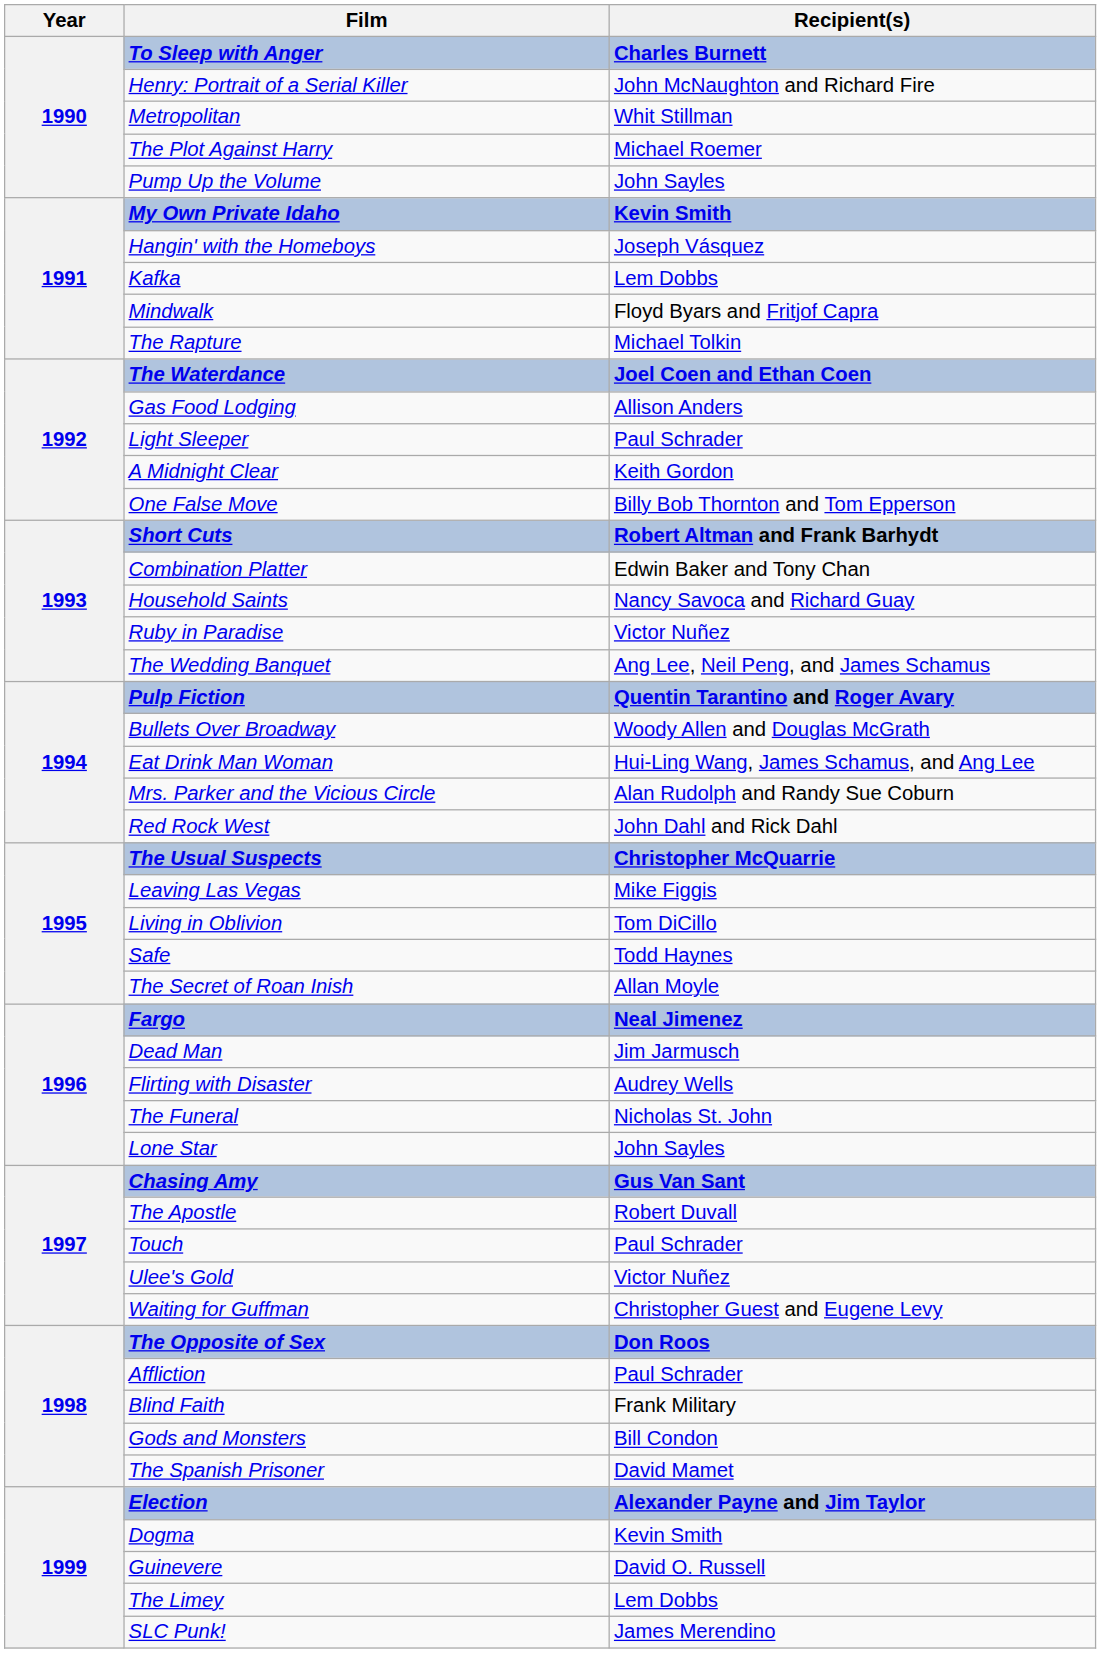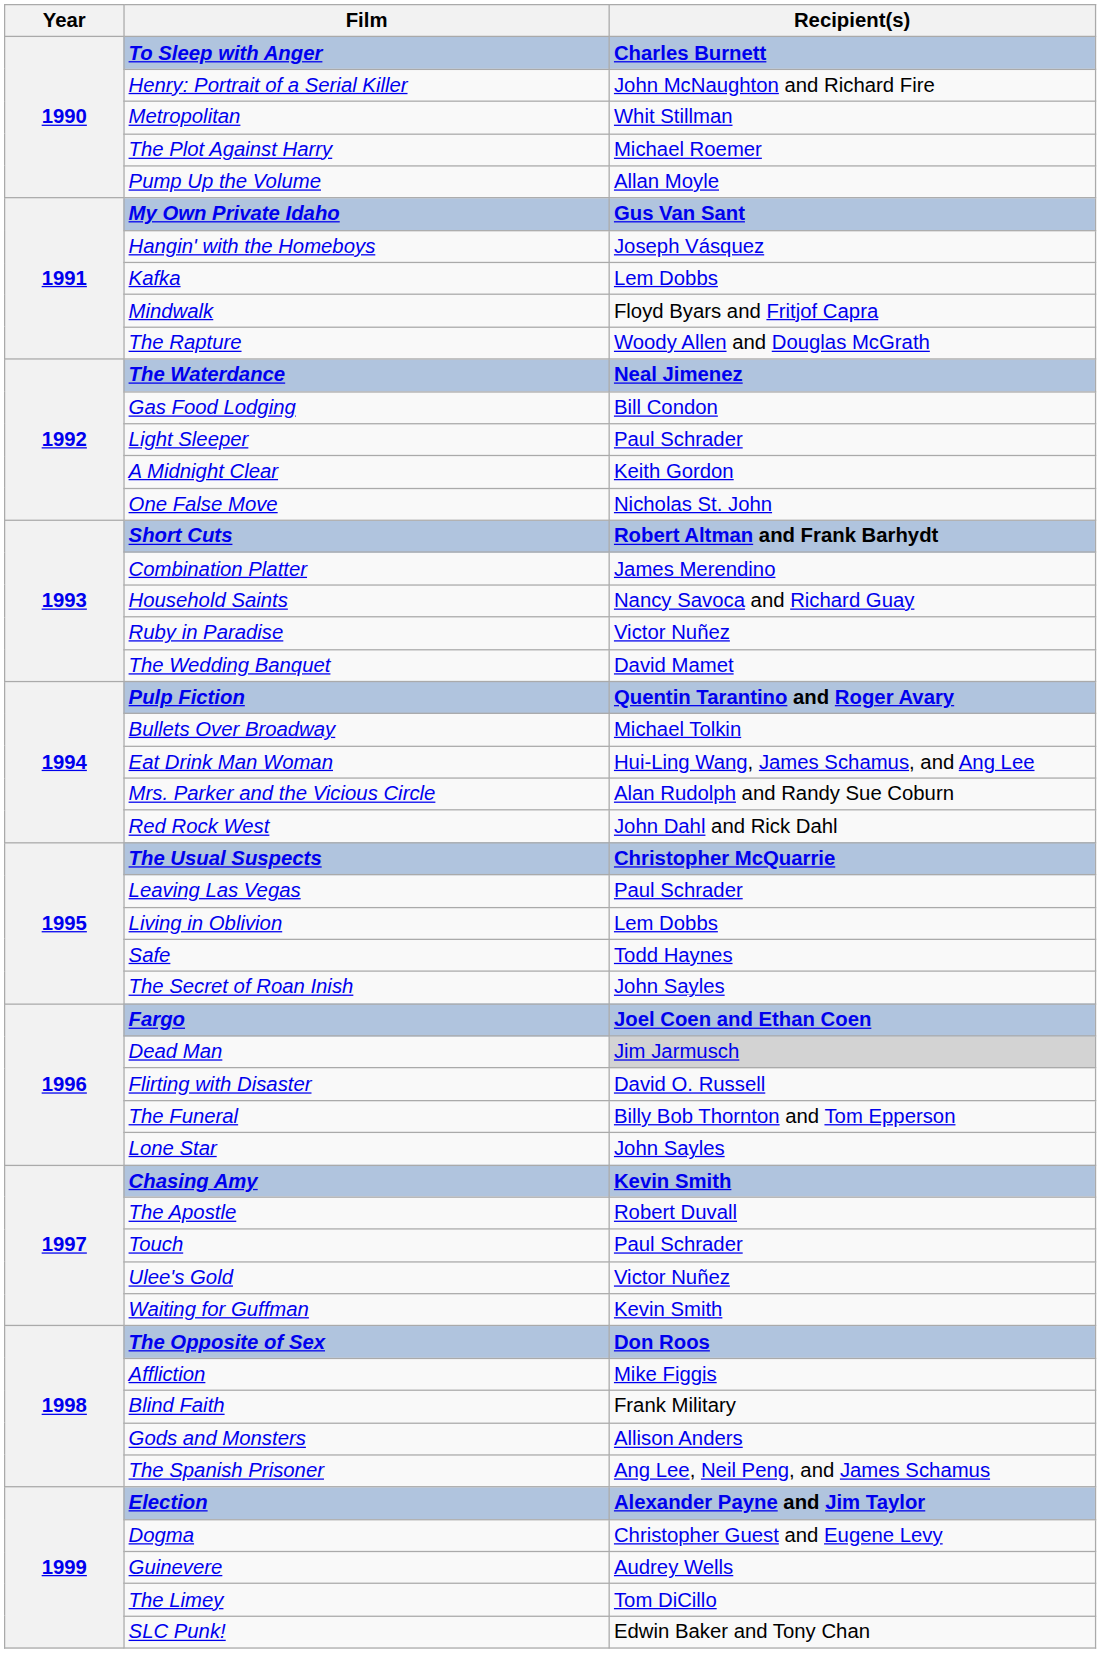(669, 181) John Sayles -> (666, 181) Allan Moyle
(673, 213) Kevin Smith -> (679, 213) Gus Van Sant
(678, 342) Michael Tolkin -> (772, 342) Woody Allen and Douglas McGrath
(743, 375) Joel Coen and Ethan Coen -> (678, 375) Neal Jimenez
(678, 407) Allison Anders -> (666, 407) Bill Condon
(785, 504) Billy Bob Thornton and Tom Epperson -> (693, 504) Nicholas St. John
(742, 568) Edwin Baker and Tony Chan -> (695, 568) James Merendino
(802, 665) Ang Lee, Neil Peng, and James Schamus -> (674, 665) David Mamet
(772, 729) Woody Allen and Douglas McGrath -> (678, 729) Michael Tolkin
(665, 890) Mike Figgis -> (678, 890) Paul Schrader
(665, 922) Tom DiCillo -> (666, 922) Lem Dobbs
(666, 987) Allan Moyle -> (669, 987) John Sayles
(678, 1019) Neal Jimenez -> (743, 1019) Joel Coen and Ethan Coen
(677, 1051) no background -> (677, 1051) lightgrey background
(674, 1084) Audrey Wells -> (690, 1084) David O. Russell
(693, 1116) Nicholas St. John -> (785, 1116) Billy Bob Thornton and Tom Epperson
(679, 1180) Gus Van Sant -> (673, 1180) Kevin Smith
(778, 1309) Christopher Guest and Eugene Levy -> (668, 1309) Kevin Smith
(678, 1374) Paul Schrader -> (665, 1374) Mike Figgis
(666, 1438) Bill Condon -> (678, 1438) Allison Anders
(674, 1470) David Mamet -> (802, 1470) Ang Lee, Neil Peng, and James Schamus
(668, 1535) Kevin Smith -> (778, 1535) Christopher Guest and Eugene Levy
(690, 1567) David O. Russell -> (674, 1567) Audrey Wells
(666, 1599) Lem Dobbs -> (665, 1599) Tom DiCillo
(695, 1631) James Merendino -> (742, 1631) Edwin Baker and Tony Chan
